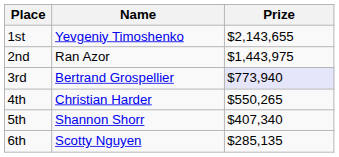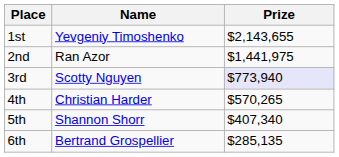(260, 57) $1,443,975 -> (260, 57) $1,441,975
(115, 78) Bertrand Grospellier -> (98, 78) Scotty Nguyen
(255, 99) $550,265 -> (255, 99) $570,265
(98, 141) Scotty Nguyen -> (115, 141) Bertrand Grospellier
